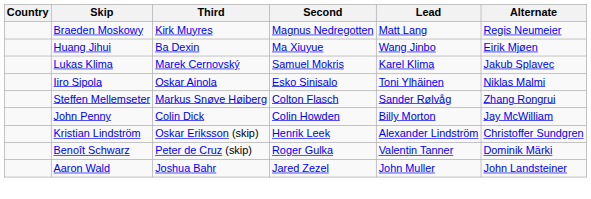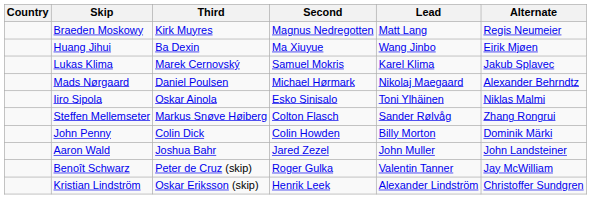+ row: (91, 82)
(518, 116) Jay McWilliam -> (518, 133) Dominik Märki
rows swapped: (97, 133) <-> (82, 168)
(518, 151) Dominik Märki -> (518, 168) Jay McWilliam
